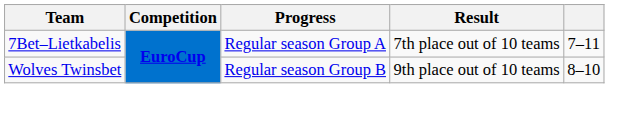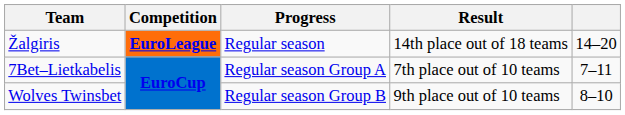+ row: (34, 43)
